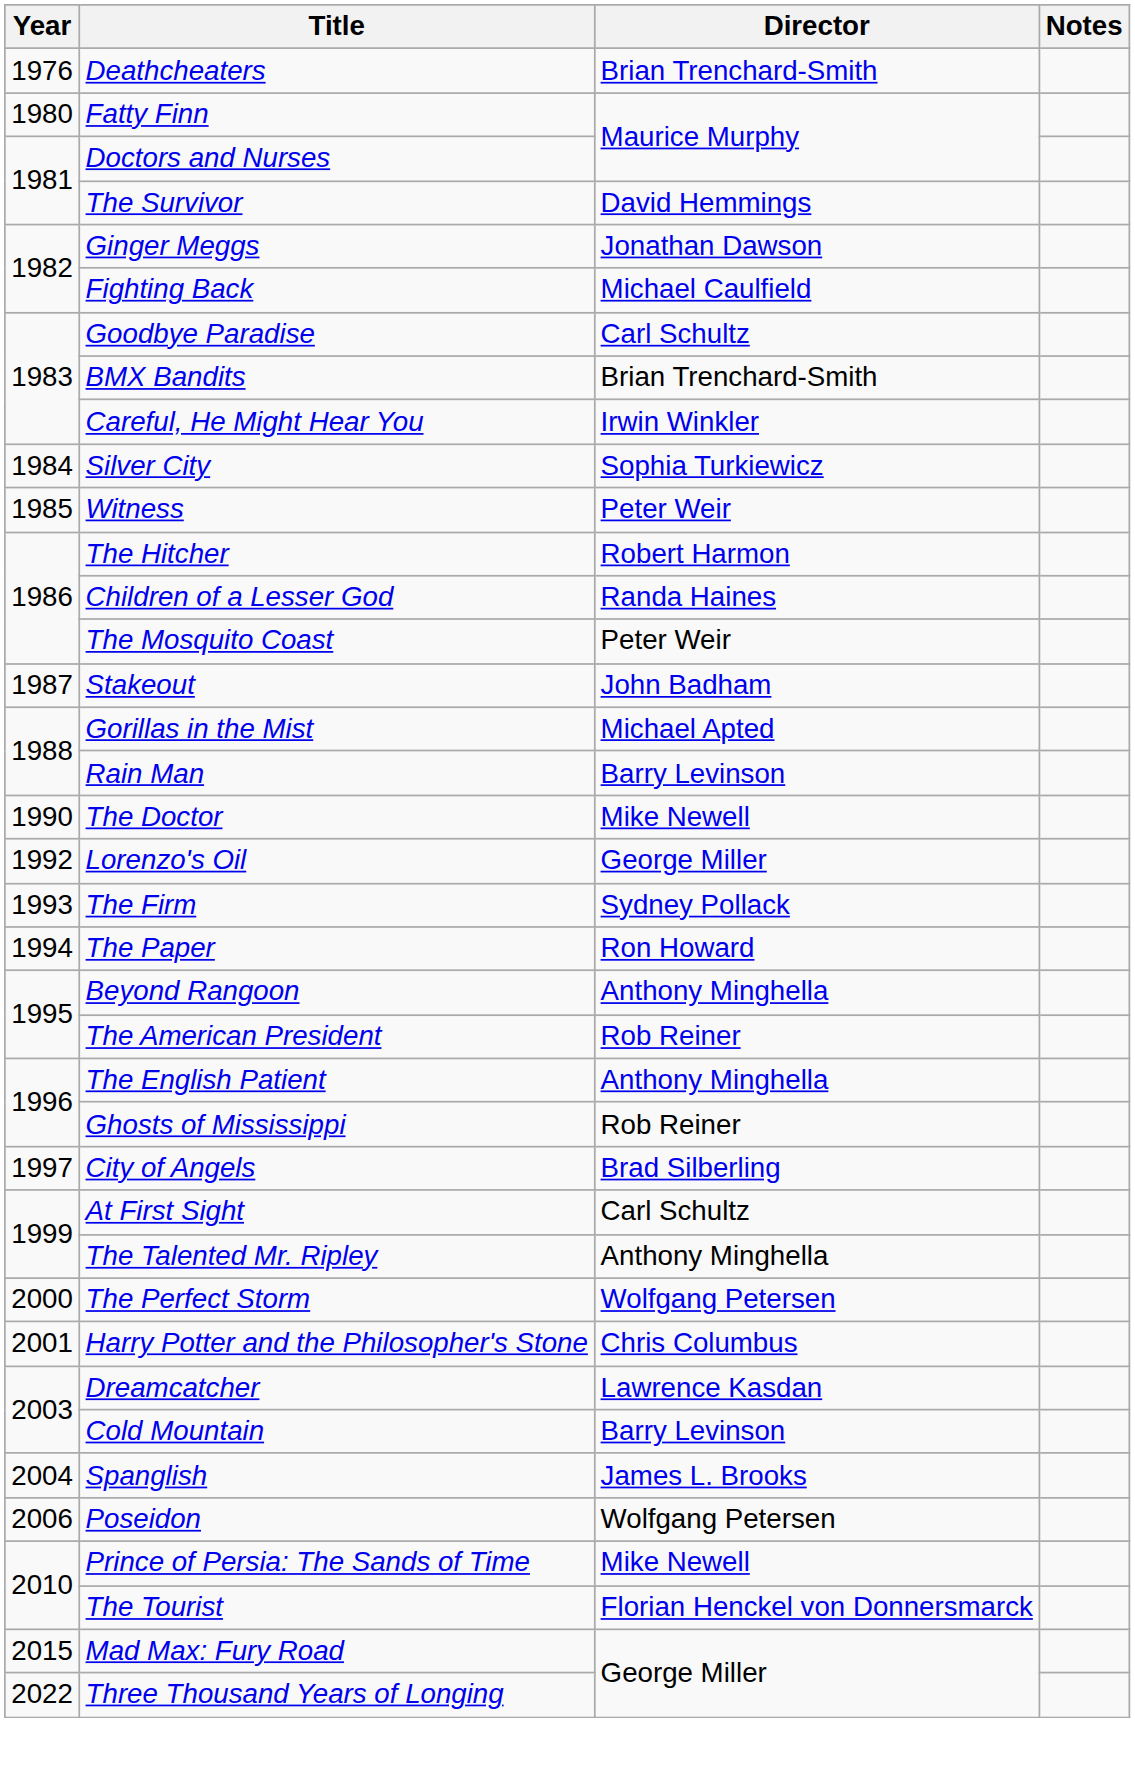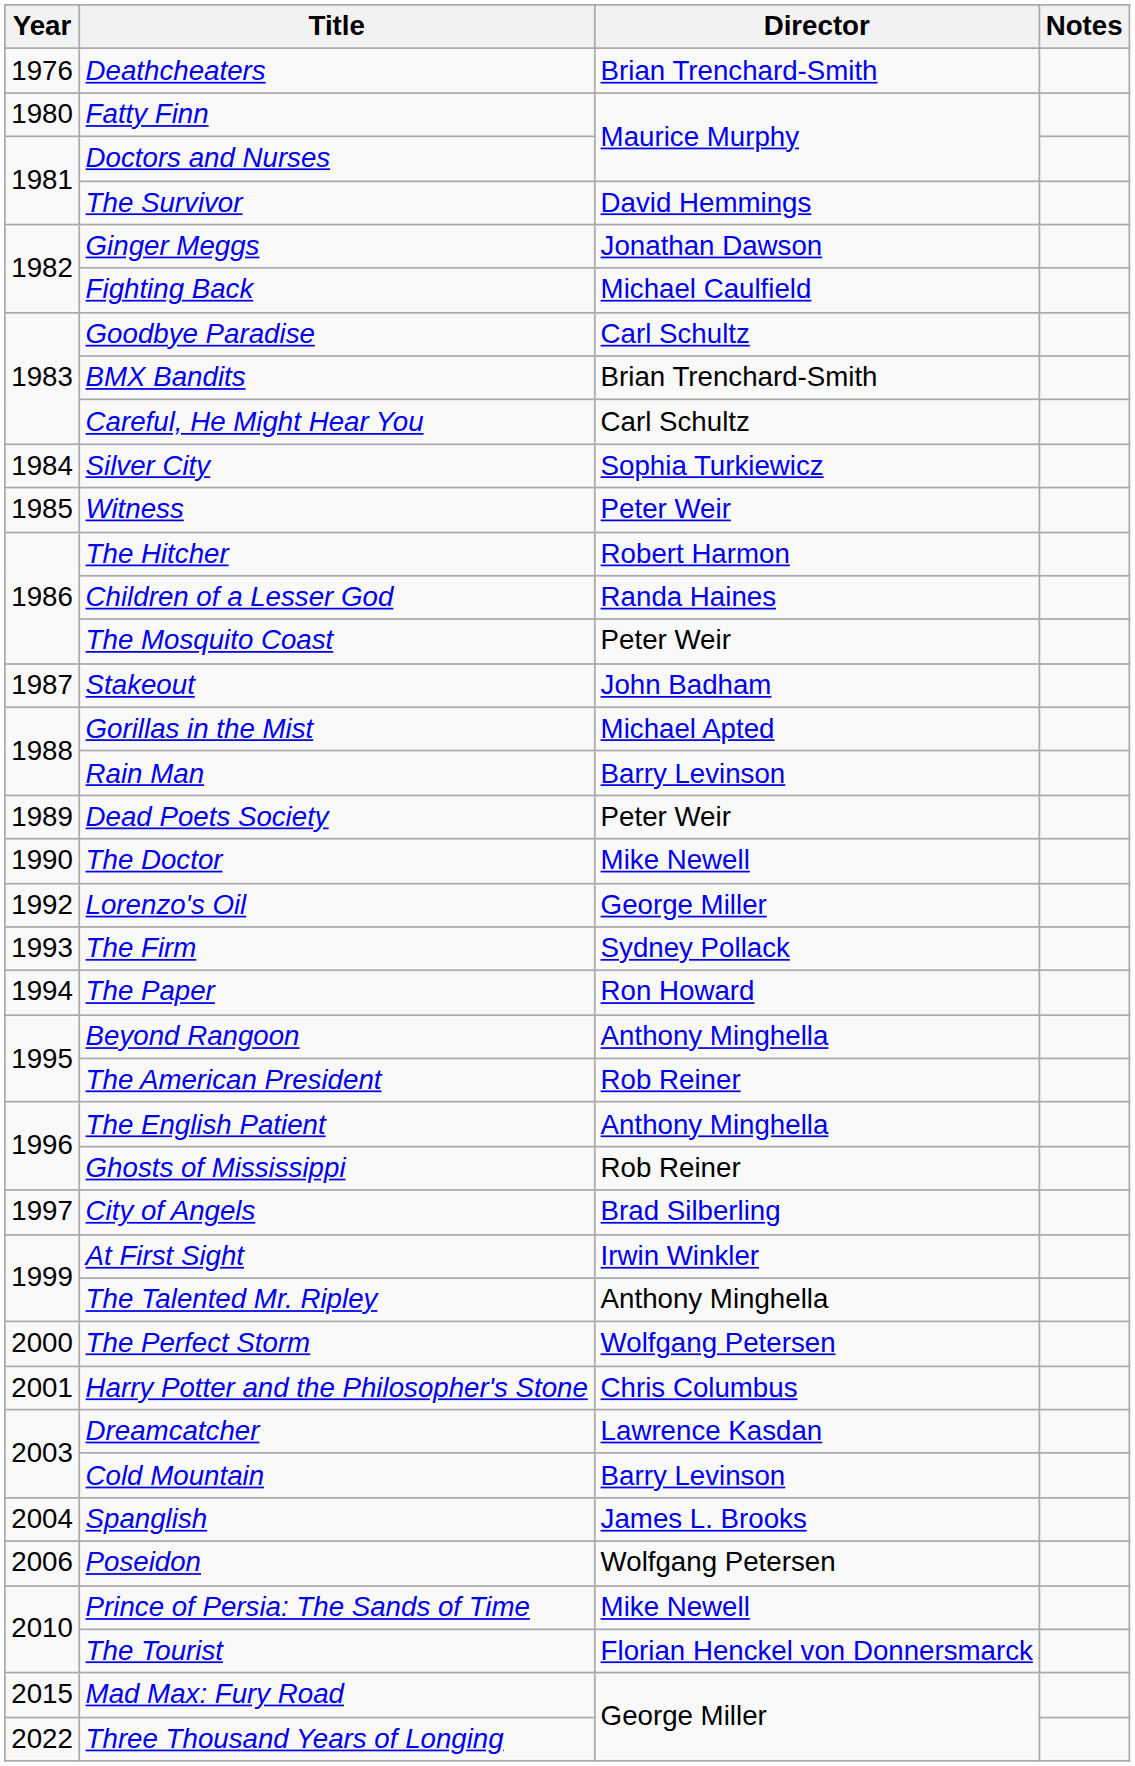(680, 421) Irwin Winkler -> (675, 421) Carl Schultz
+ row: (207, 816)
(675, 1211) Carl Schultz -> (680, 1255) Irwin Winkler
